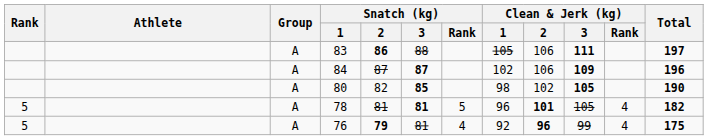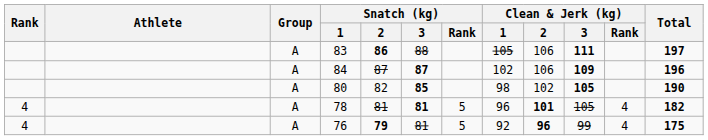(25, 107) 5 -> (25, 107) 4
(25, 126) 5 -> (25, 126) 4
(462, 126) 4 -> (462, 126) 5
